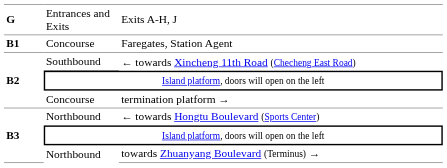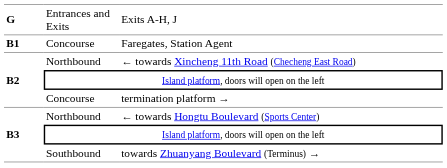(73, 61) Southbound -> (73, 61) Northbound
(73, 154) Northbound -> (73, 153) Southbound
